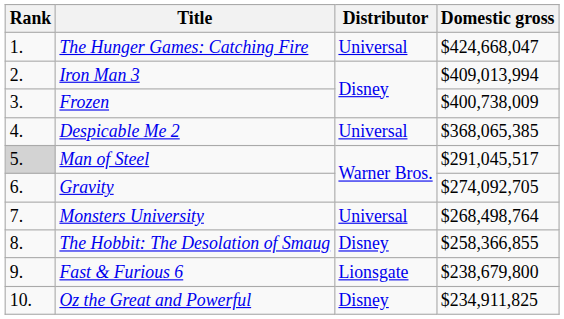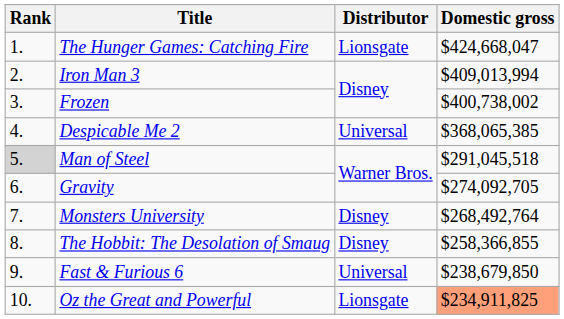(373, 46) Universal -> (373, 46) Lionsgate
(490, 103) $400,738,009 -> (490, 103) $400,738,002
(490, 159) $291,045,517 -> (490, 159) $291,045,518
(373, 215) Universal -> (364, 215) Disney
(490, 215) $268,498,764 -> (490, 215) $268,492,764
(373, 272) Lionsgate -> (373, 272) Universal
(490, 272) $238,679,800 -> (490, 272) $238,679,850
(364, 300) Disney -> (373, 300) Lionsgate
(489, 300) no background -> (489, 300) lightsalmon background
